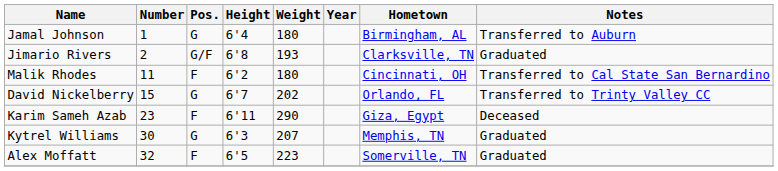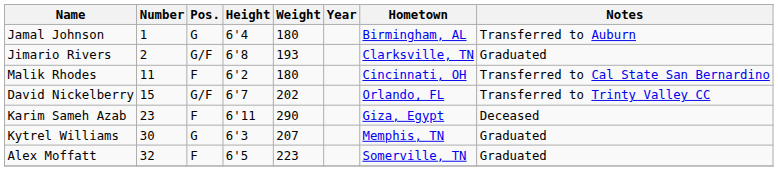(194, 95) G -> (201, 95) G/F
